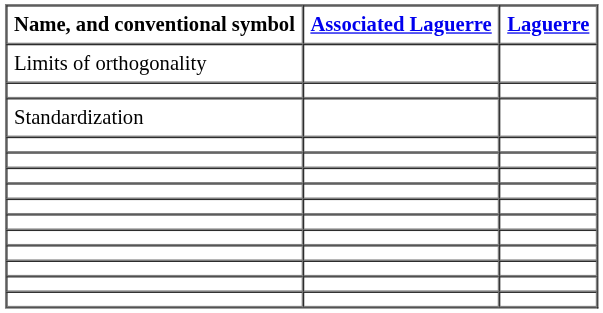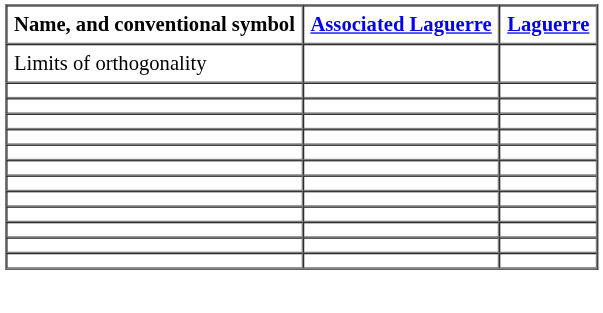- row: (79, 117)
